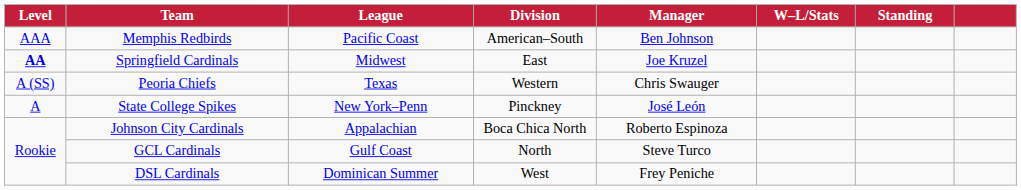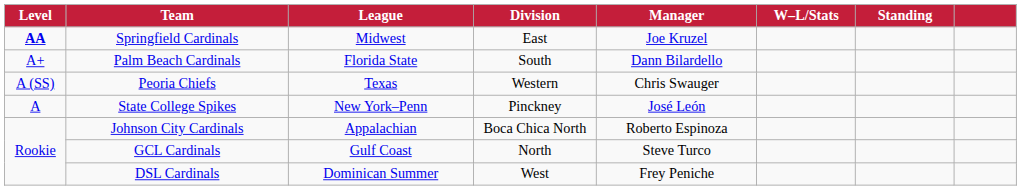- row: (177, 38)
+ row: (177, 60)
